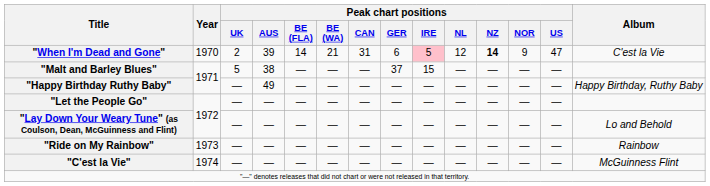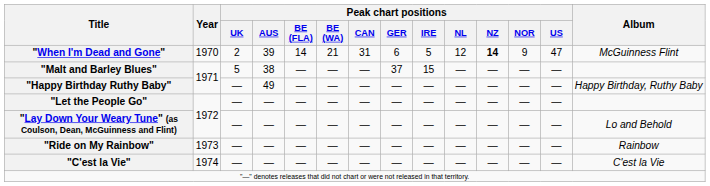(429, 53) pink background -> (429, 53) no background
(639, 53) C'est la Vie -> (639, 53) McGuinness Flint
(639, 162) McGuinness Flint -> (639, 162) C'est la Vie
